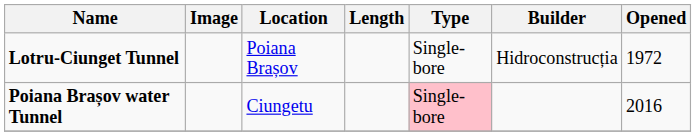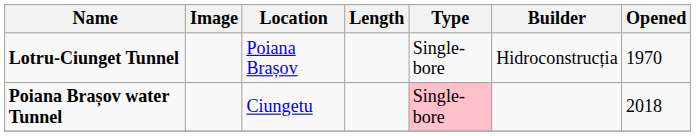(644, 57) 1972 -> (644, 57) 1970
(644, 106) 2016 -> (644, 106) 2018
